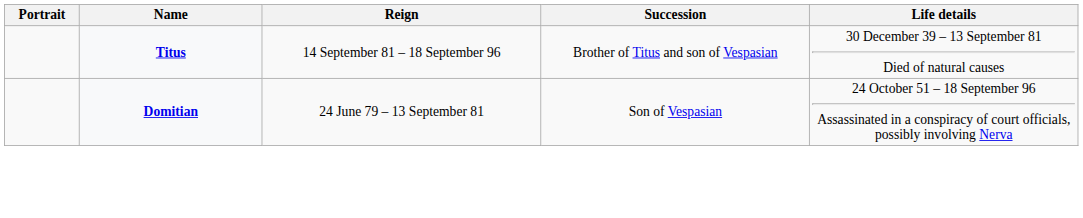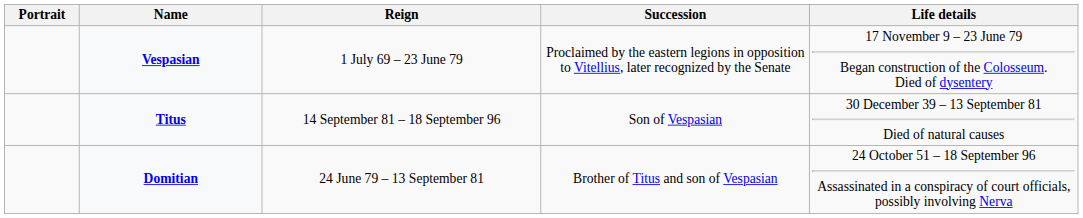+ row: (171, 59)
(675, 52) Brother of Titus and son of Vespasian -> (675, 119) Son of Vespasian
(675, 111) Son of Vespasian -> (675, 179) Brother of Titus and son of Vespasian
